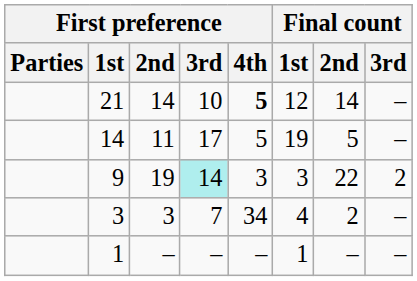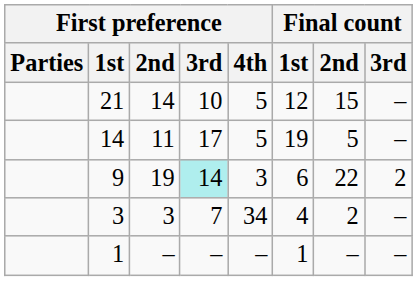(261, 100) bold -> (261, 100) normal
(347, 100) 14 -> (347, 100) 15
(302, 178) 3 -> (302, 178) 6
